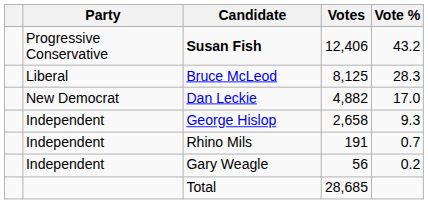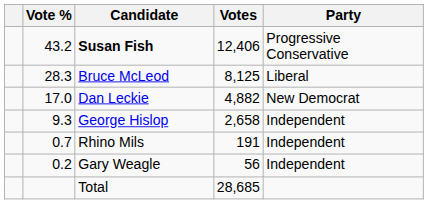columns swapped: (103, 15) <-> (397, 15)
